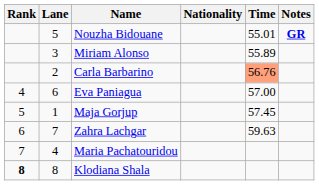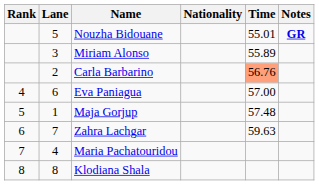(262, 111) 57.45 -> (262, 111) 57.48
(22, 170) bold -> (22, 170) normal
